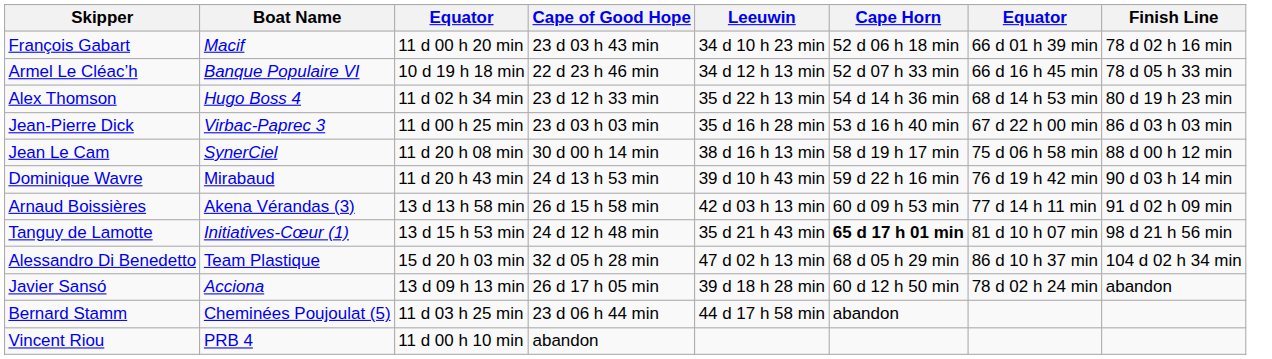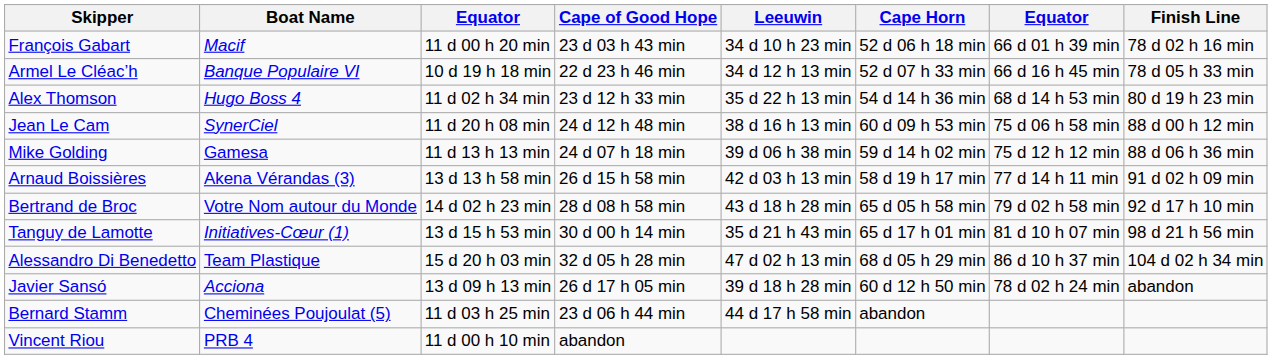- row: (71, 125)
(596, 152) 30 d 00 h 14 min -> (622, 125) 24 d 12 h 48 min
(896, 152) 58 d 19 h 17 min -> (922, 125) 60 d 09 h 53 min
+ row: (58, 152)
- row: (76, 179)
(896, 206) 60 d 09 h 53 min -> (922, 179) 58 d 19 h 17 min
+ row: (73, 206)
(596, 233) 24 d 12 h 48 min -> (622, 233) 30 d 00 h 14 min
(898, 233) bold -> (922, 233) normal
